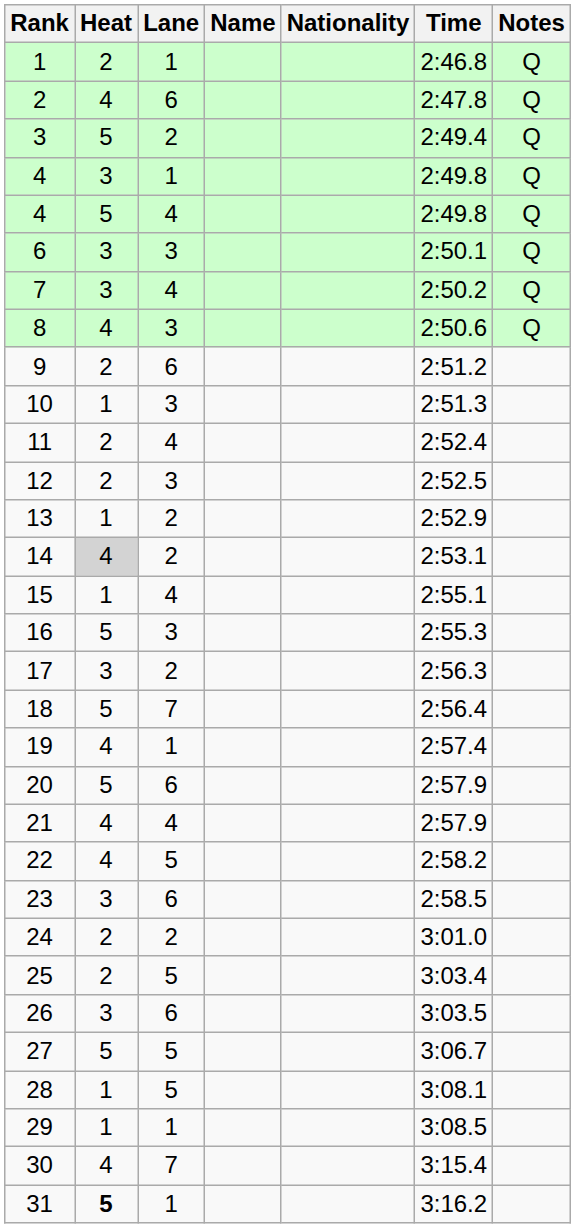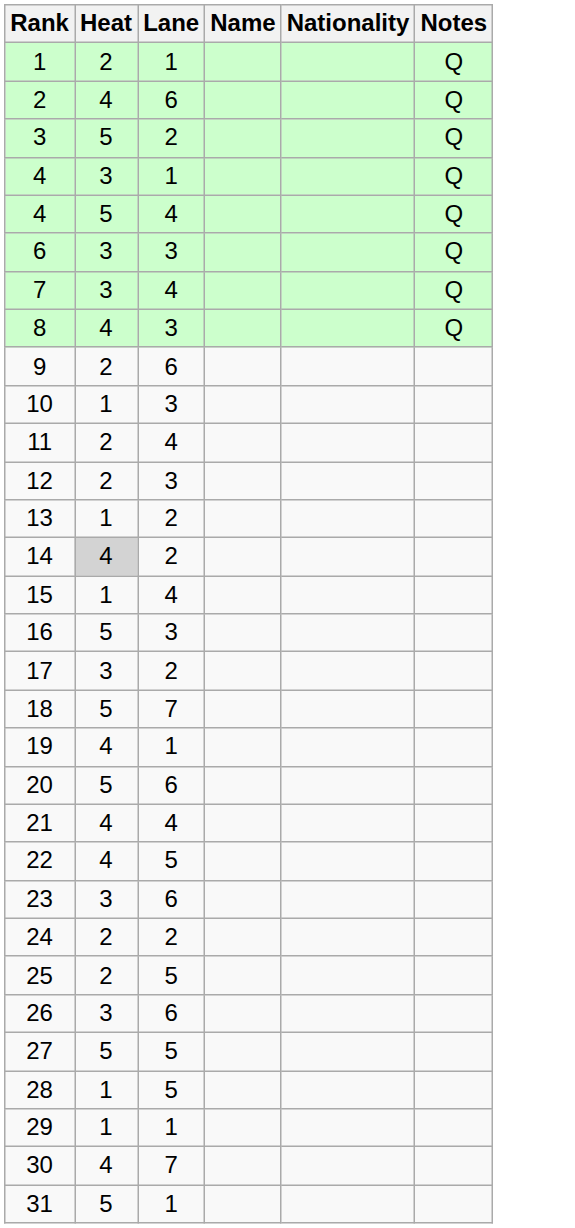- column: (454, 23)
(106, 1203) bold -> (106, 1203) normal
